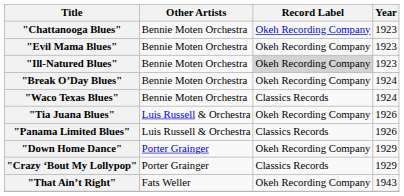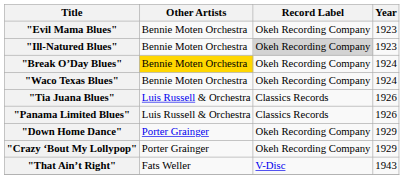- row: (72, 30)
(195, 81) no background -> (195, 64) gold background
(292, 98) Classics Records -> (313, 81) Okeh Recording Company
(313, 115) Okeh Recording Company -> (292, 98) Classics Records
(292, 166) Classics Records -> (313, 149) Okeh Recording Company
(313, 183) Okeh Recording Company -> (270, 166) V-Disc
